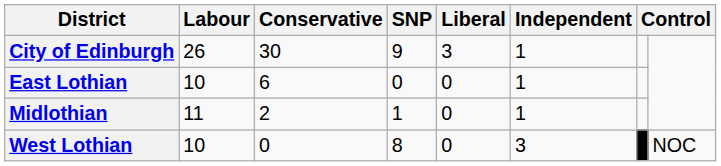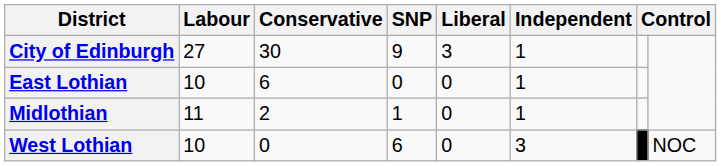(194, 51) 26 -> (194, 51) 27
(397, 144) 8 -> (397, 144) 6
